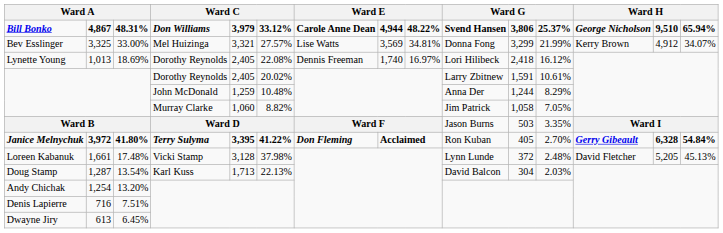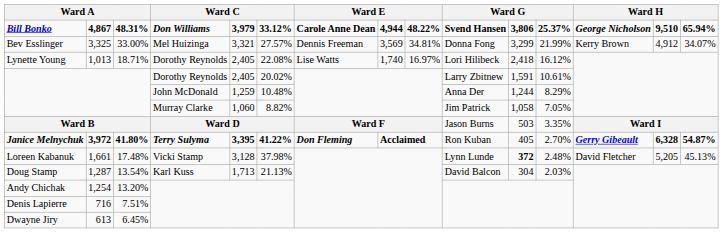(318, 44) Lise Watts -> (330, 44) Dennis Freeman
(133, 60) 18.69% -> (133, 60) 18.71%
(330, 60) Dennis Freeman -> (318, 60) Lise Watts
(699, 140) 54.84% -> (699, 140) 54.87%
(526, 156) normal -> (526, 156) bold
(276, 172) 22.13% -> (276, 172) 21.13%
